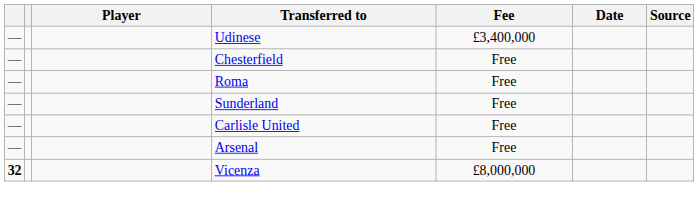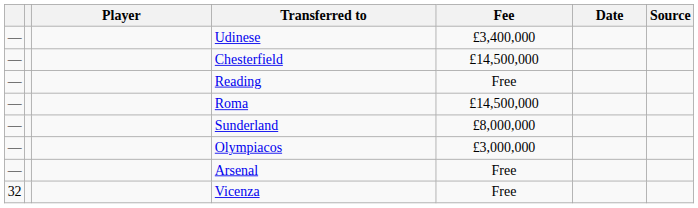(504, 59) Free -> (504, 59) £14,500,000
+ row: (238, 81)
(504, 81) Free -> (504, 103) £14,500,000
(504, 103) Free -> (504, 125) £8,000,000
+ row: (248, 147)
- row: (257, 125)
(15, 170) bold -> (15, 192) normal
(504, 170) £8,000,000 -> (504, 192) Free
